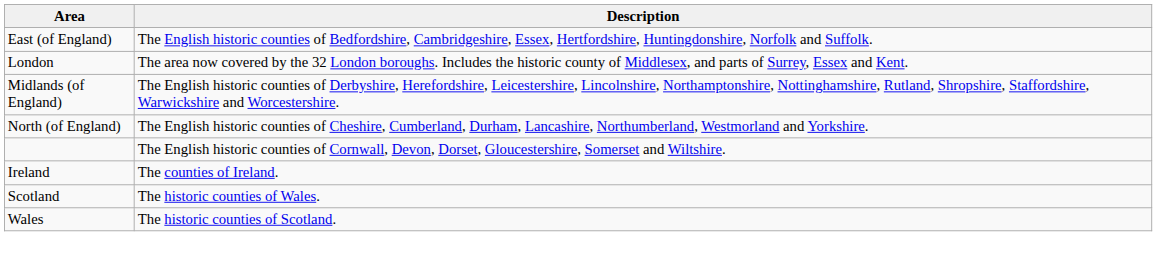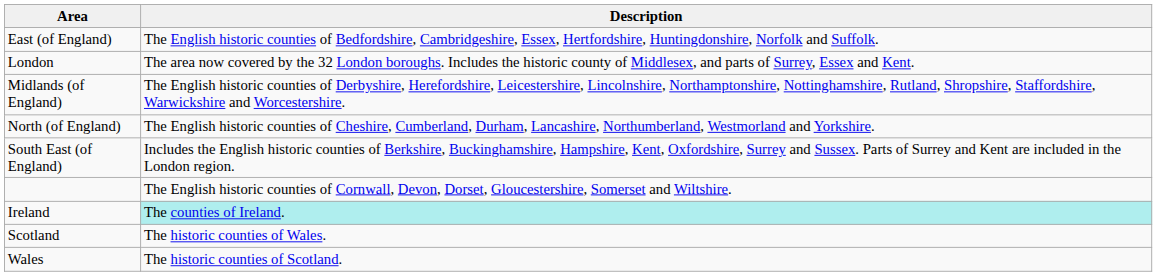+ row: (50, 157)
(208, 172) no background -> (214, 212) paleturquoise background
